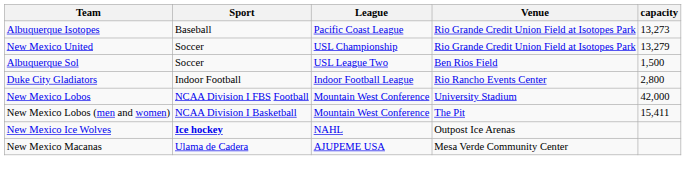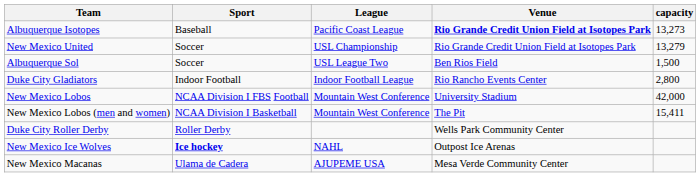(535, 29) normal -> (542, 29) bold
+ row: (58, 130)
